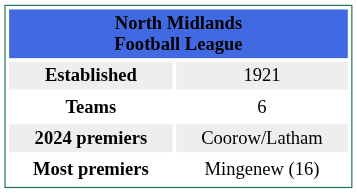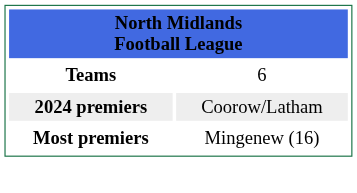- row: (91, 75)
